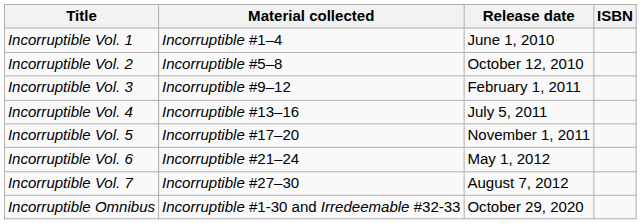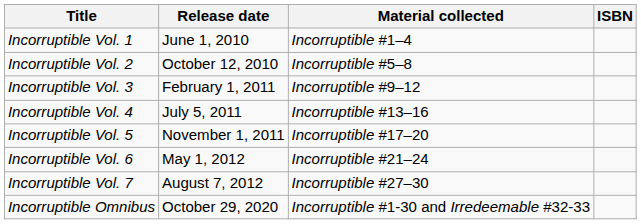columns swapped: (311, 16) <-> (529, 16)
